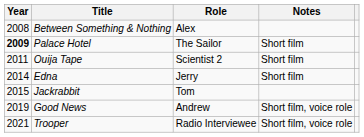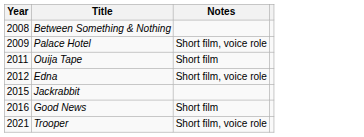- column: (216, 12)
(18, 44) bold -> (18, 44) normal
(282, 44) Short film -> (221, 44) Short film, voice role
(18, 76) 2014 -> (18, 76) 2012
(282, 76) Short film -> (221, 76) Short film, voice role
(18, 108) 2019 -> (18, 108) 2016
(307, 108) Short film, voice role -> (197, 108) Short film
